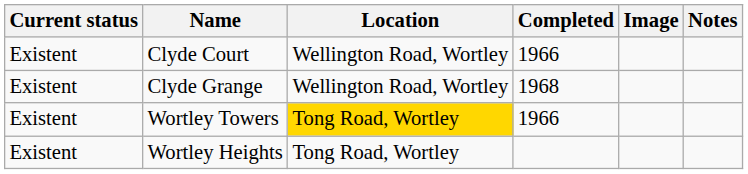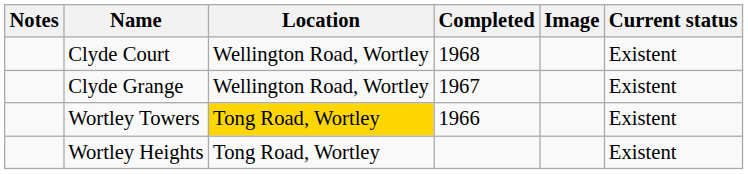columns swapped: (74, 20) <-> (713, 20)
(538, 53) 1966 -> (459, 53) 1968
(538, 86) 1968 -> (459, 86) 1967
